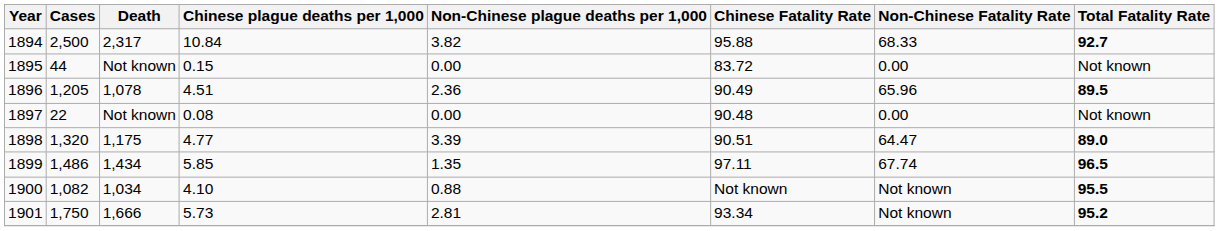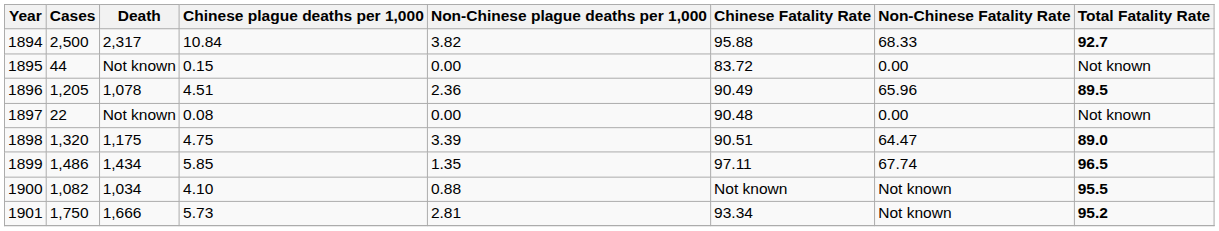(198, 139) 4.77 -> (198, 139) 4.75
